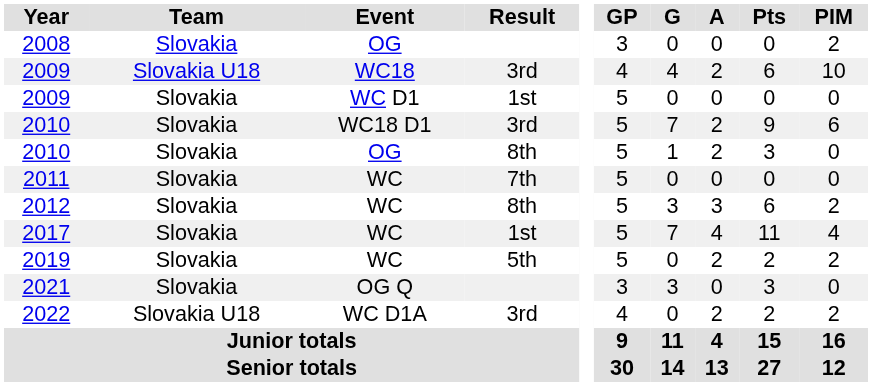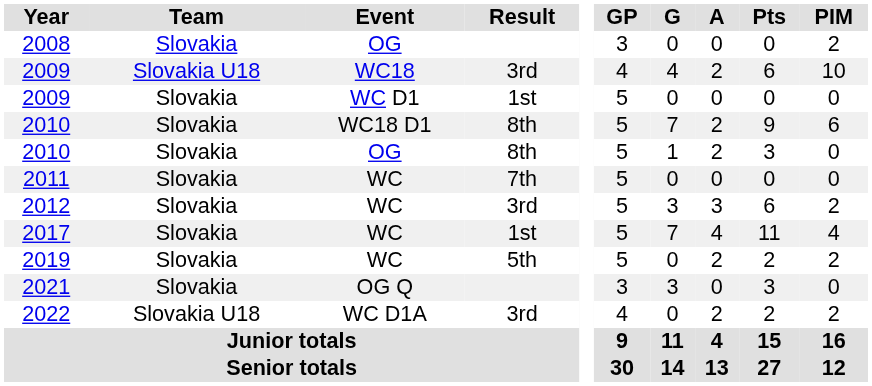(522, 125) 3rd -> (522, 125) 8th
(522, 206) 8th -> (522, 206) 3rd
